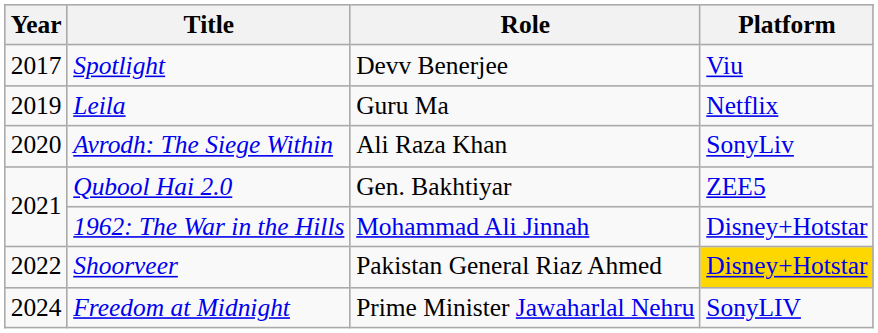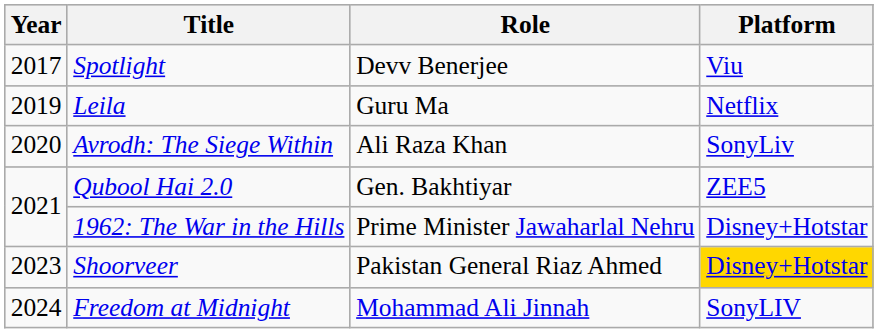(473, 226) Mohammad Ali Jinnah -> (525, 226) Prime Minister Jawaharlal Nehru
(36, 266) 2022 -> (36, 266) 2023
(525, 307) Prime Minister Jawaharlal Nehru -> (473, 307) Mohammad Ali Jinnah
